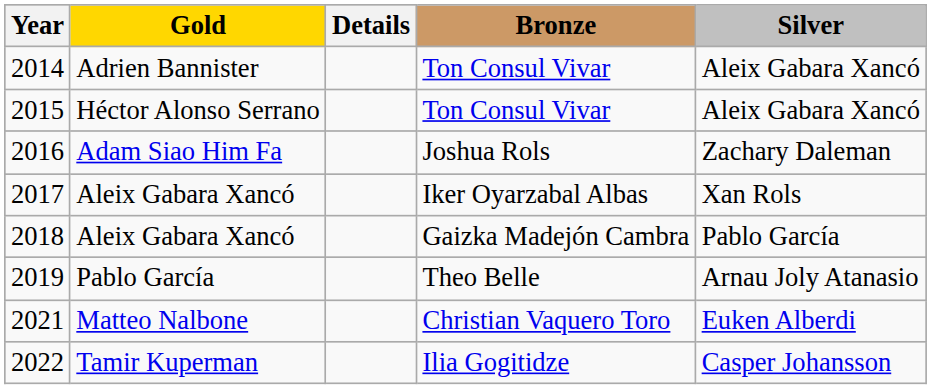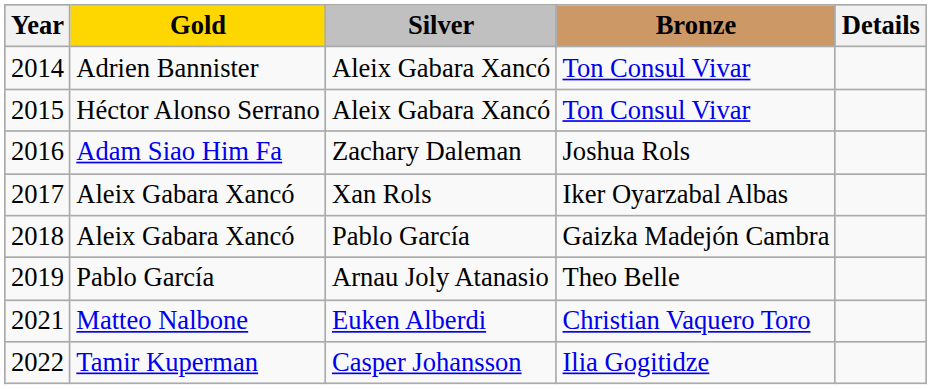columns swapped: (811, 25) <-> (371, 25)
